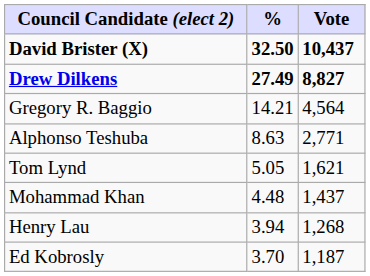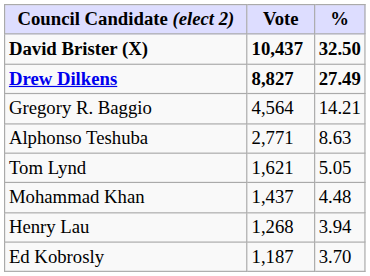columns swapped: (332, 19) <-> (273, 19)
